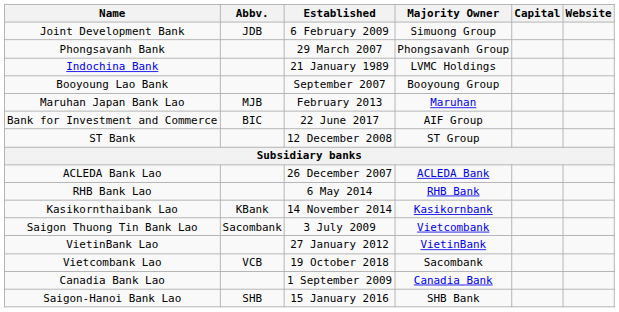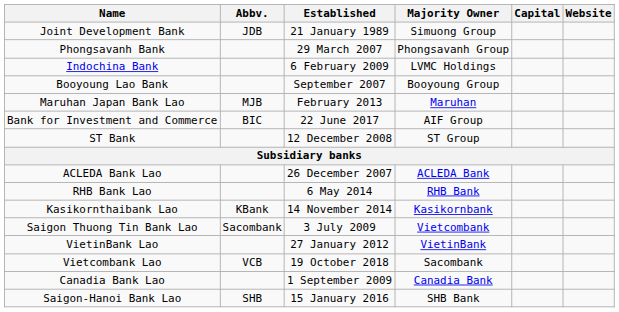(340, 31) 6 February 2009 -> (340, 31) 21 January 1989
(340, 67) 21 January 1989 -> (340, 67) 6 February 2009
